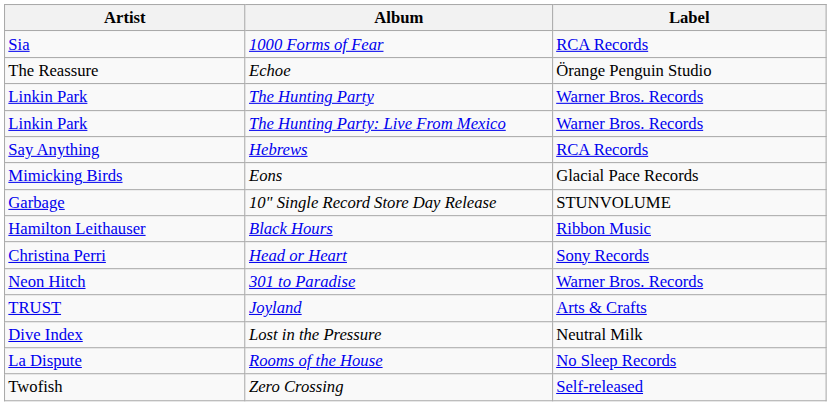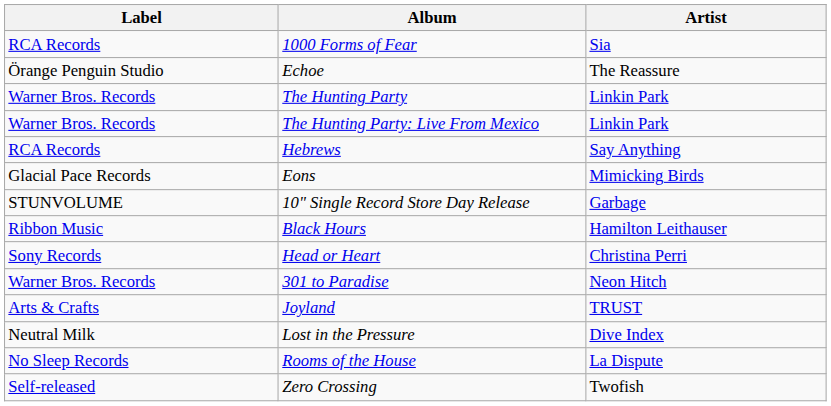columns swapped: (125, 17) <-> (689, 17)
